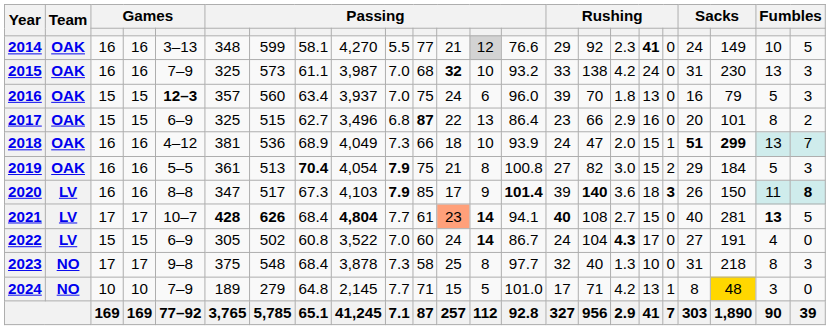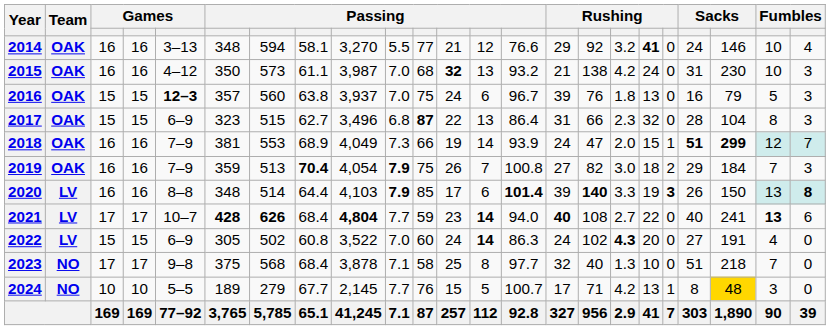(272, 47) 599 -> (272, 47) 594
(358, 47) 4,270 -> (358, 47) 3,270
(485, 47) lightgrey background -> (485, 47) no background
(625, 47) 2.3 -> (625, 47) 3.2
(733, 47) 149 -> (733, 47) 146
(808, 47) 5 -> (808, 47) 4
(180, 71) 7–9 -> (180, 71) 4–12
(227, 71) 325 -> (227, 71) 350
(485, 71) 10 -> (485, 71) 13
(562, 71) 33 -> (562, 71) 21
(773, 71) 13 -> (773, 71) 10
(313, 95) 63.4 -> (313, 95) 63.8
(524, 95) 96.0 -> (524, 95) 96.7
(595, 95) 70 -> (595, 95) 76
(227, 119) 325 -> (227, 119) 323
(562, 119) 23 -> (562, 119) 31
(625, 119) 2.9 -> (625, 119) 2.3
(651, 119) 16 -> (651, 119) 32
(695, 119) 20 -> (695, 119) 28
(733, 119) 101 -> (733, 119) 104
(808, 119) 2 -> (808, 119) 3
(180, 144) 4–12 -> (180, 144) 7–9
(272, 144) 536 -> (272, 144) 553
(453, 144) 18 -> (453, 144) 19
(485, 144) 10 -> (485, 144) 14
(773, 144) 13 -> (773, 144) 12
(180, 168) 5–5 -> (180, 168) 7–9
(227, 168) 361 -> (227, 168) 359
(453, 168) 21 -> (453, 168) 26
(485, 168) 8 -> (485, 168) 7
(651, 168) 15 -> (651, 168) 18
(773, 168) 5 -> (773, 168) 7
(227, 192) 347 -> (227, 192) 348
(272, 192) 517 -> (272, 192) 514
(313, 192) 67.3 -> (313, 192) 64.4
(485, 192) 9 -> (485, 192) 6
(625, 192) 3.6 -> (625, 192) 3.3
(651, 192) 18 -> (651, 192) 19
(773, 192) 11 -> (773, 192) 13
(425, 216) 61 -> (425, 216) 59
(453, 216) lightsalmon background -> (453, 216) no background
(524, 216) 94.1 -> (524, 216) 94.0
(651, 216) 15 -> (651, 216) 22
(733, 216) 281 -> (733, 216) 241
(808, 216) 5 -> (808, 216) 6
(524, 240) 86.7 -> (524, 240) 86.3
(595, 240) 104 -> (595, 240) 102
(651, 240) 17 -> (651, 240) 20
(272, 264) 548 -> (272, 264) 568
(399, 264) 7.3 -> (399, 264) 7.1
(695, 264) 31 -> (695, 264) 51
(773, 264) 8 -> (773, 264) 7
(808, 264) 3 -> (808, 264) 0
(180, 288) 7–9 -> (180, 288) 5–5
(313, 288) 64.8 -> (313, 288) 67.7
(425, 288) 71 -> (425, 288) 76
(524, 288) 101.0 -> (524, 288) 100.7
